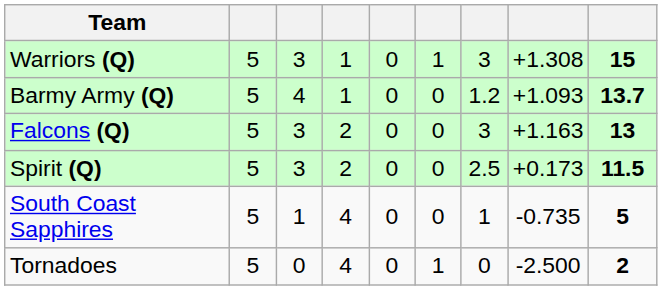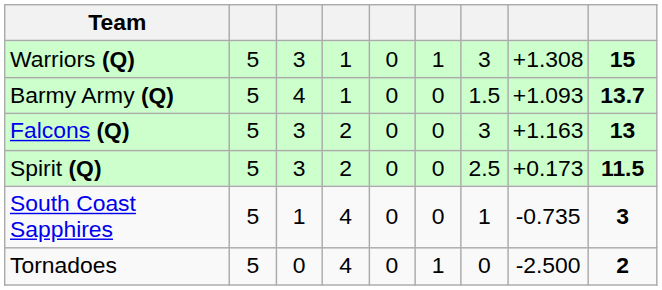(484, 95) 1.2 -> (484, 95) 1.5
(623, 216) 5 -> (623, 216) 3
